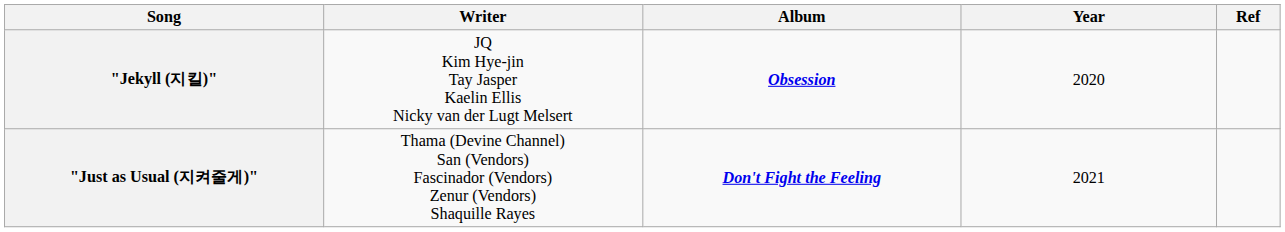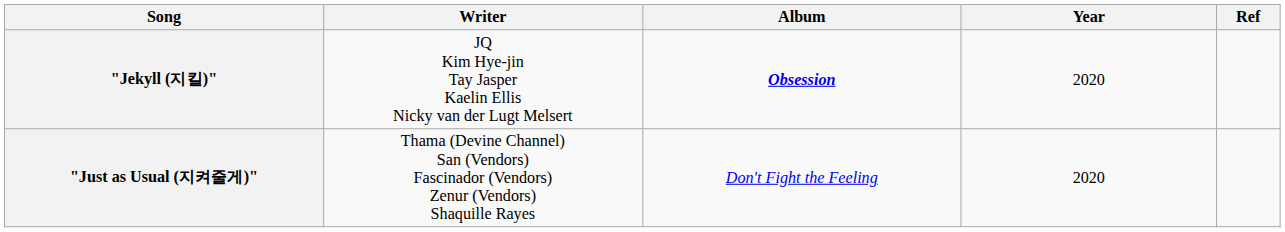(802, 177) bold -> (802, 177) normal
(1089, 177) 2021 -> (1089, 177) 2020
